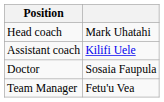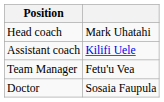rows swapped: (42, 87) <-> (23, 69)
